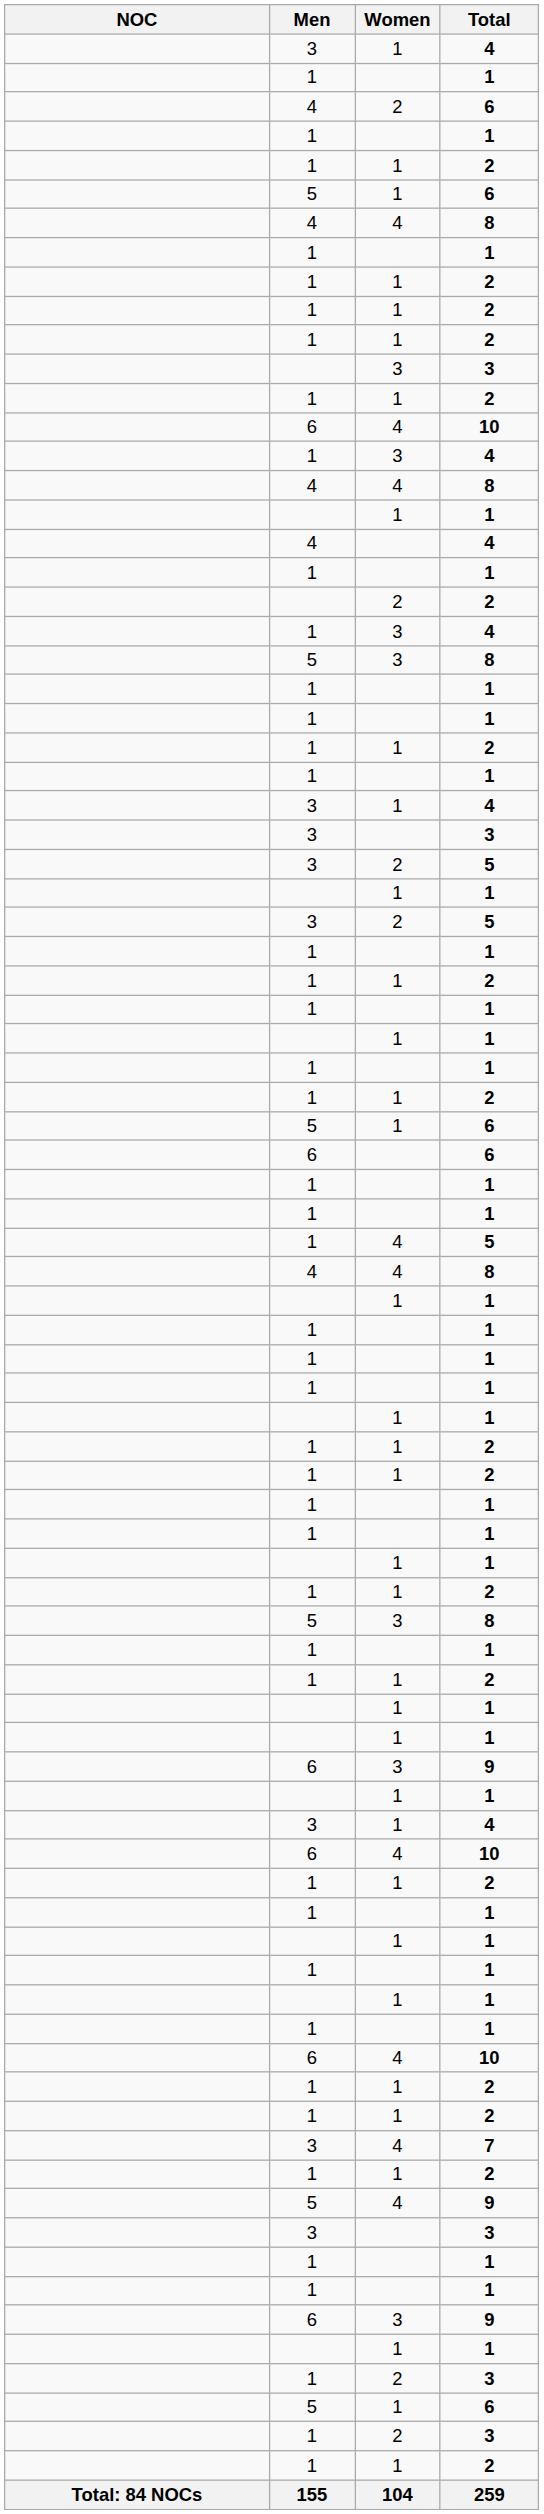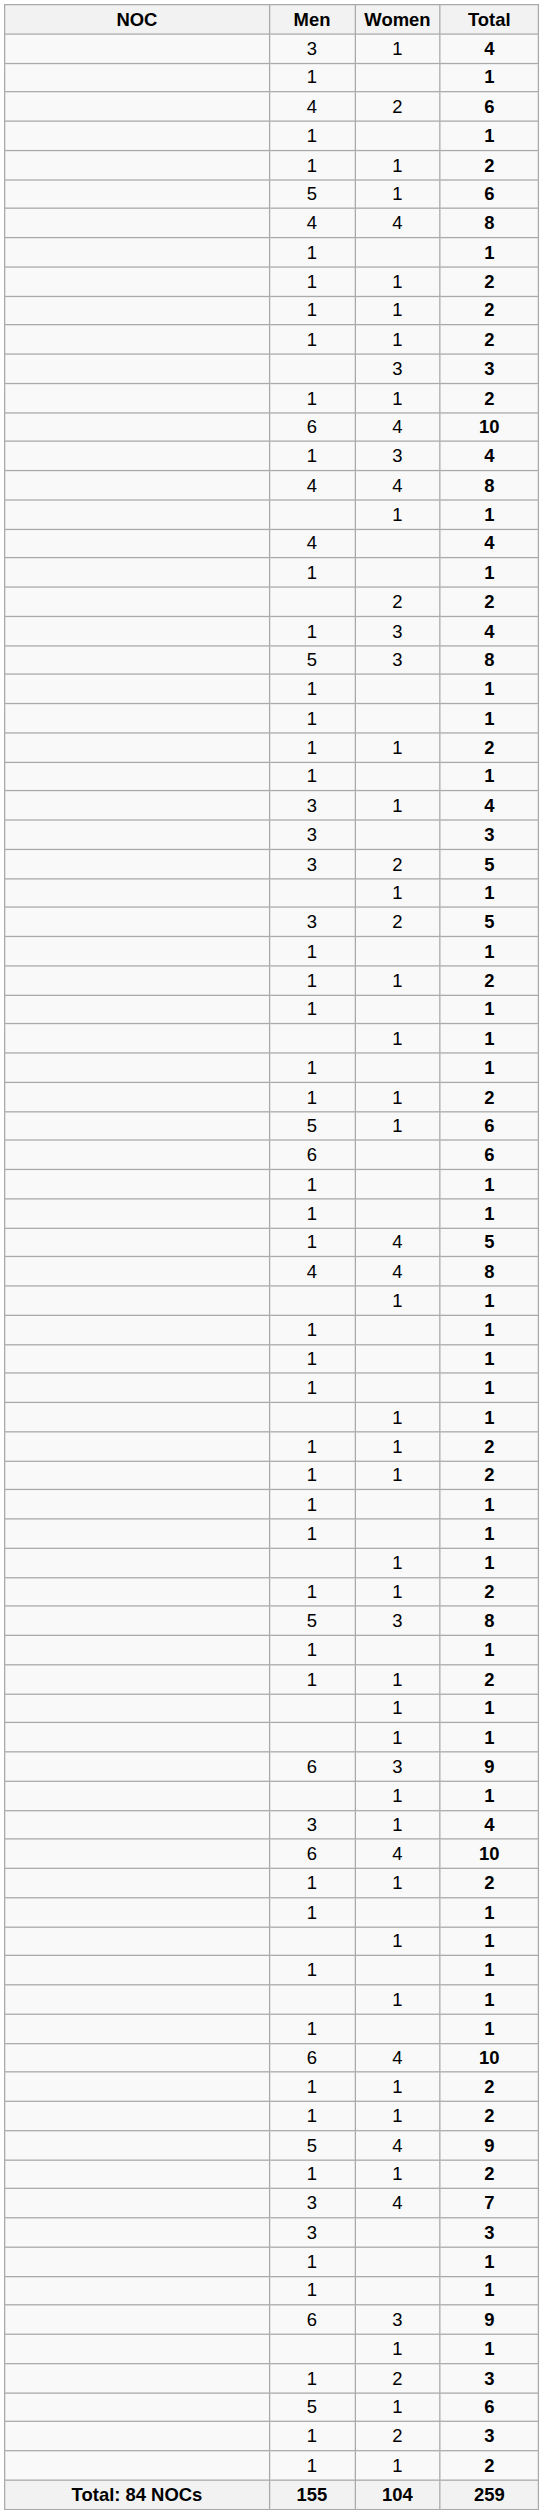rows swapped: (312, 2145) <-> (312, 2204)
